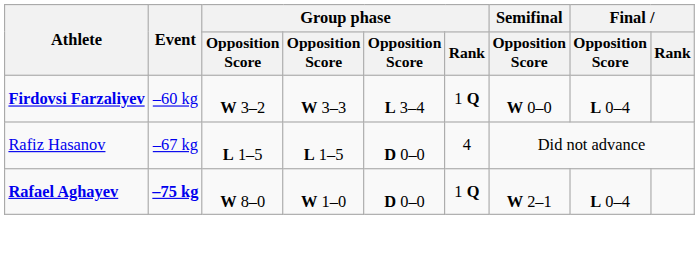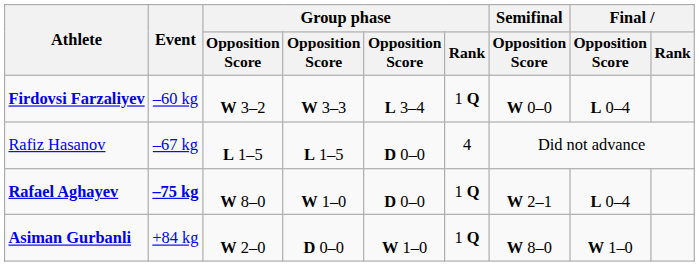+ row: (70, 238)
